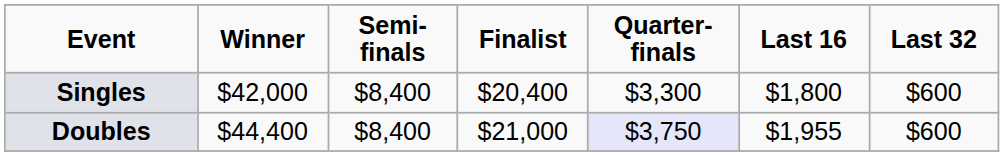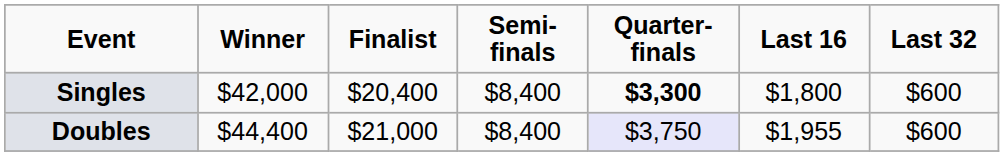columns swapped: (523, 39) <-> (393, 39)
(663, 92) normal -> (663, 92) bold
